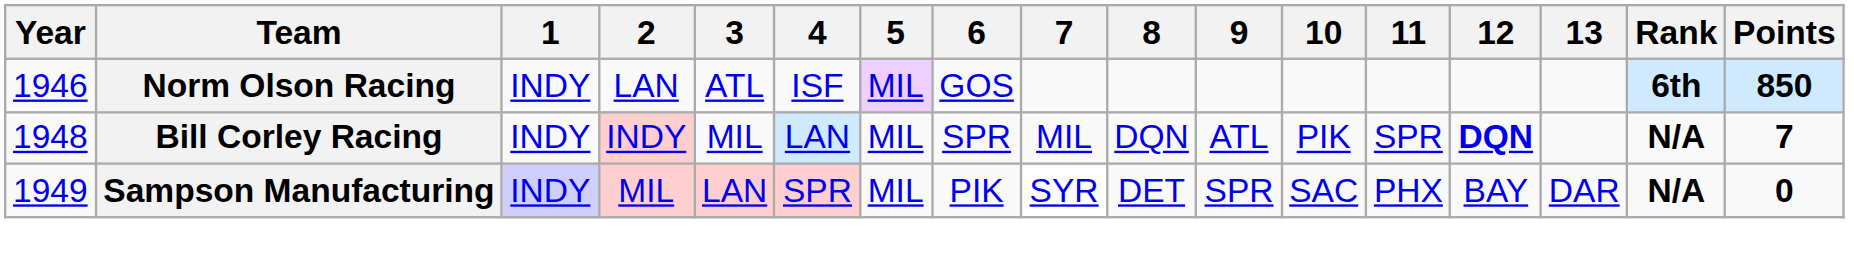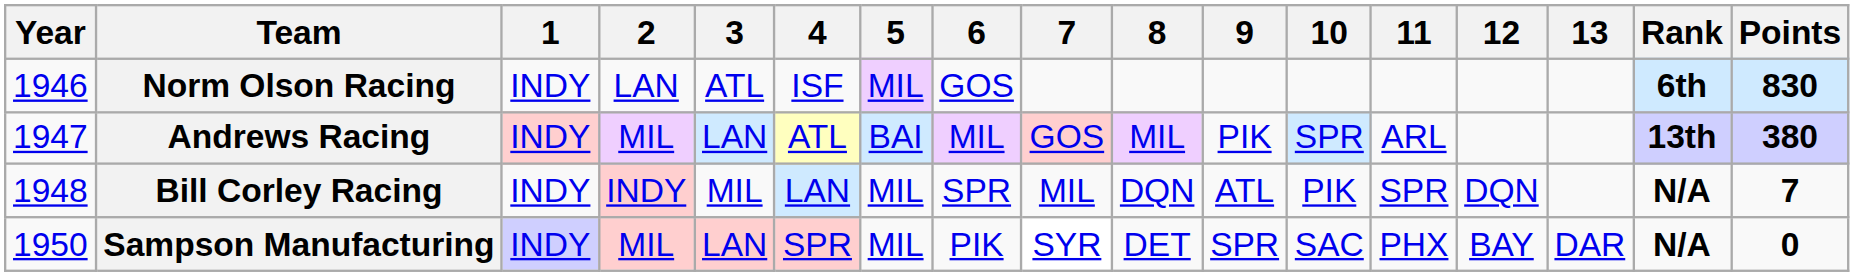(1784, 85) 850 -> (1790, 85) 830
+ row: (299, 138)
(1496, 138) bold -> (1501, 191) normal
(50, 191) 1949 -> (50, 244) 1950
